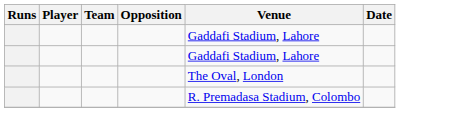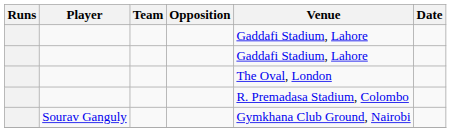+ row: (22, 117)
